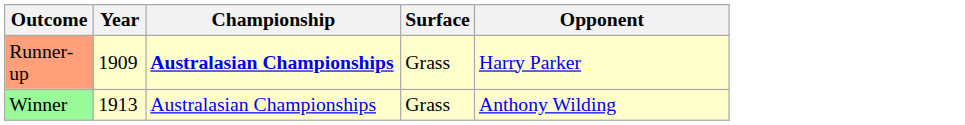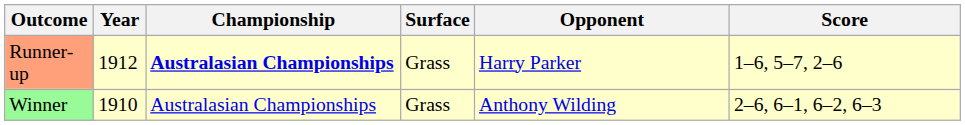+ column: (845, 20)
(118, 62) 1909 -> (118, 62) 1912
(118, 104) 1913 -> (118, 104) 1910
